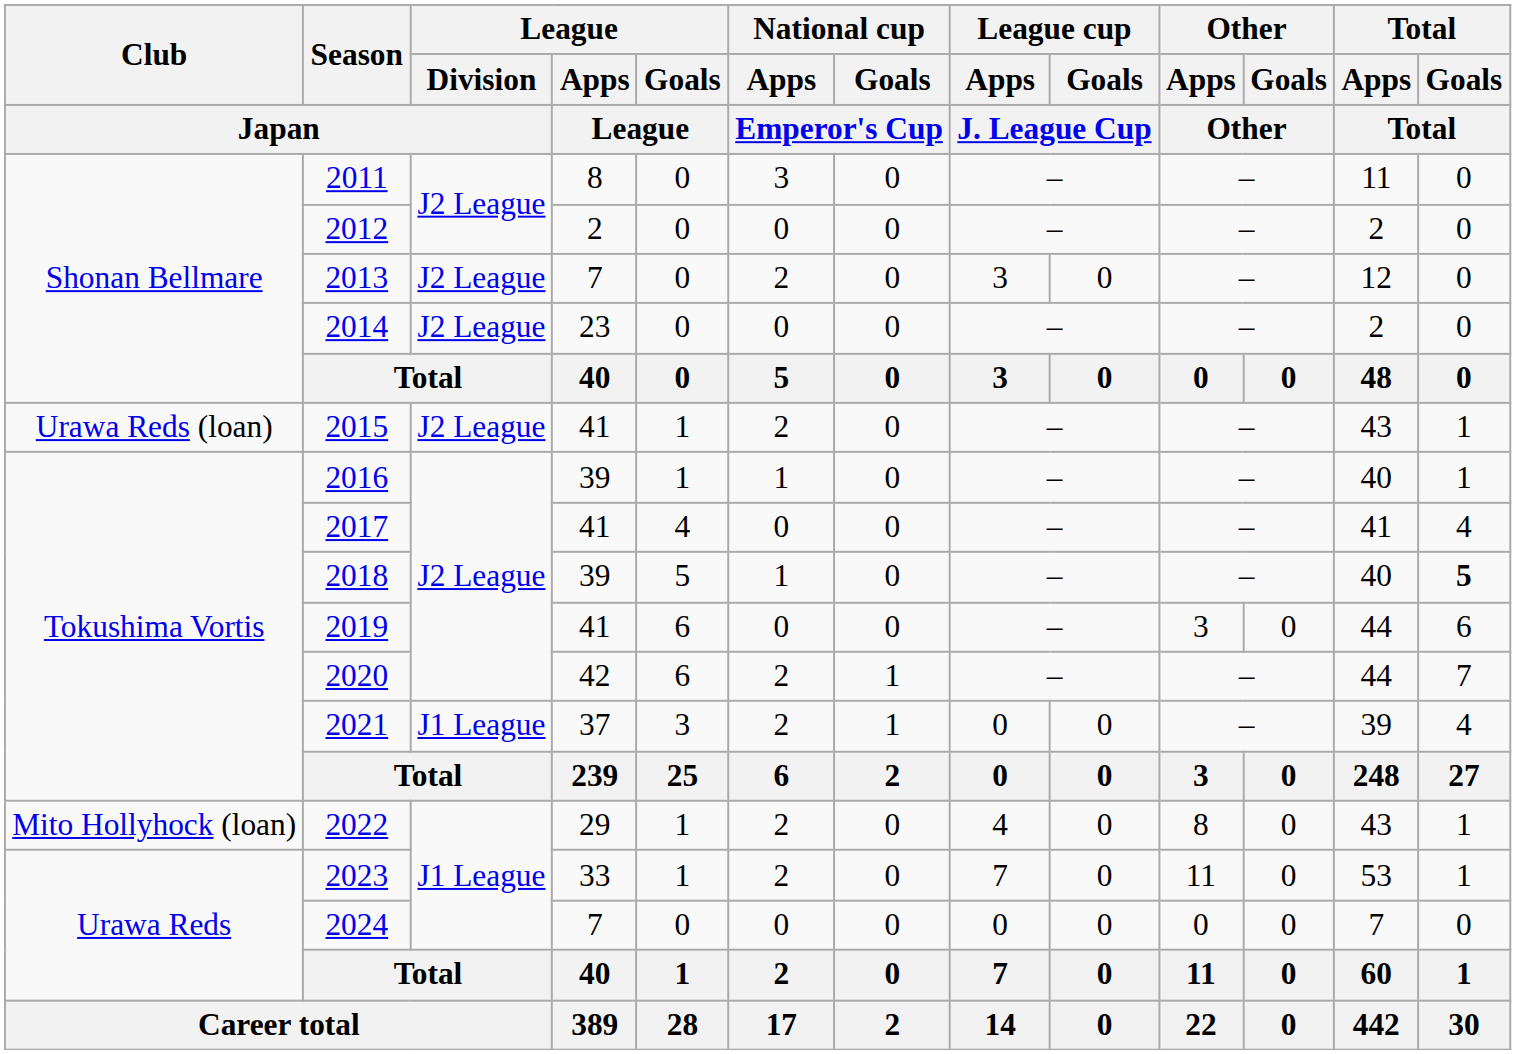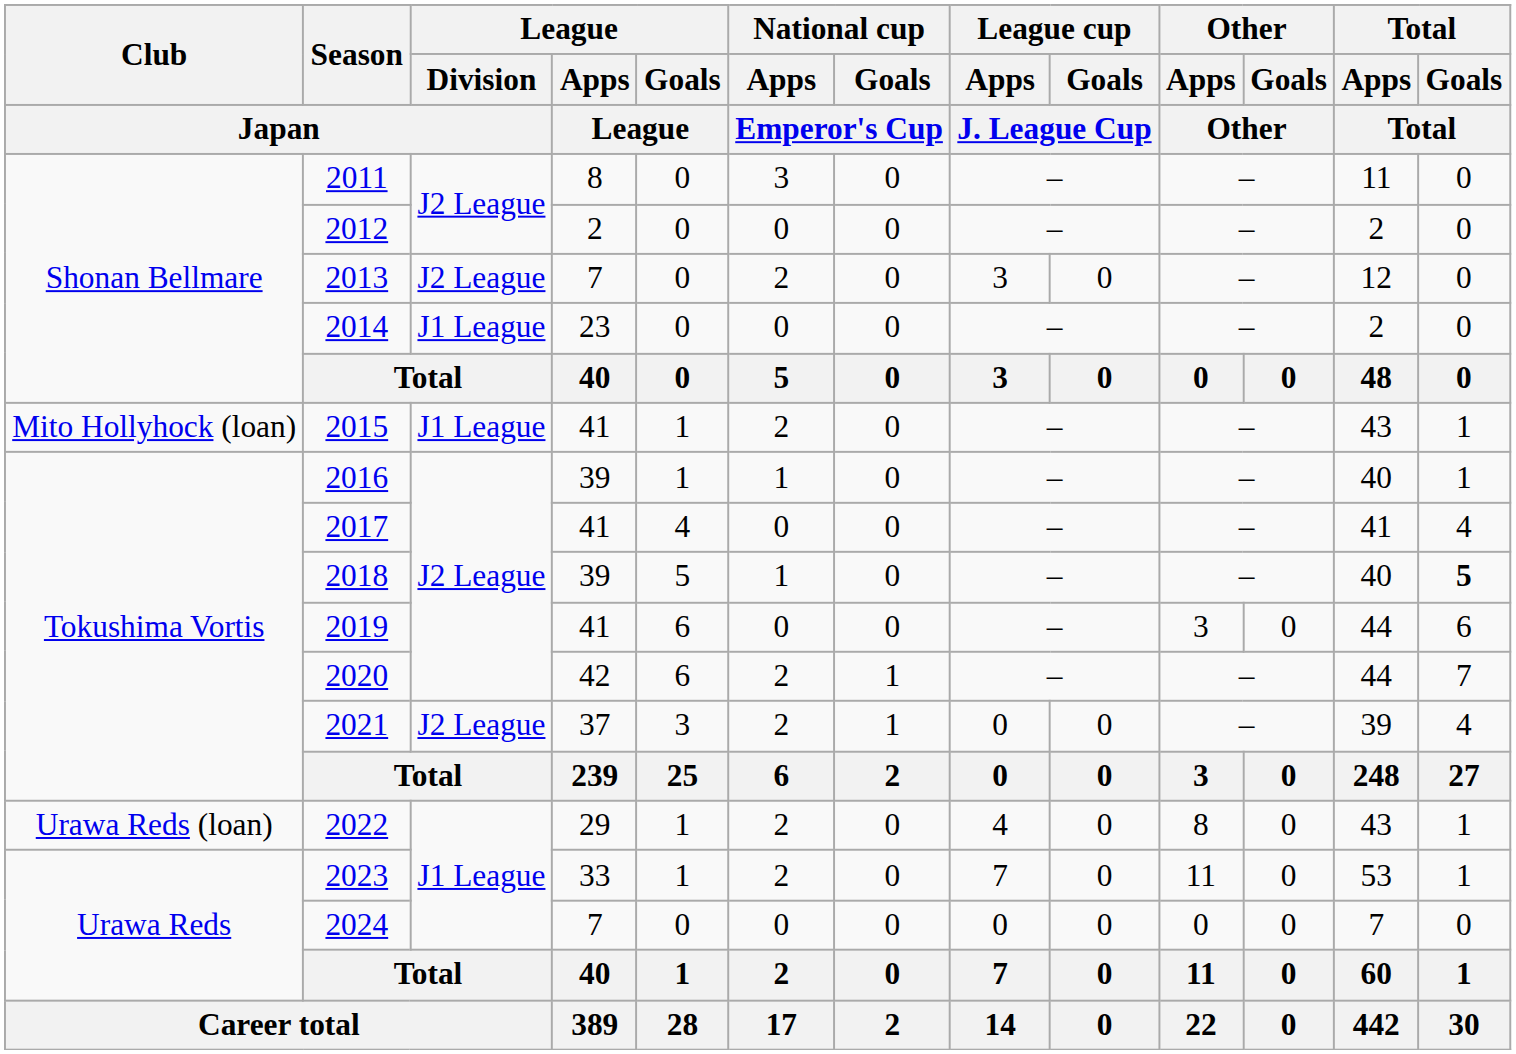(481, 327) J2 League -> (481, 327) J1 League
(154, 427) Urawa Reds (loan) -> (154, 427) Mito Hollyhock (loan)
(481, 427) J2 League -> (481, 427) J1 League
(481, 725) J1 League -> (481, 725) J2 League
(154, 825) Mito Hollyhock (loan) -> (154, 825) Urawa Reds (loan)
